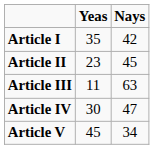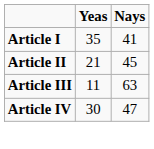(130, 39) 42 -> (130, 39) 41
(93, 62) 23 -> (93, 62) 21
- row: (37, 132)
